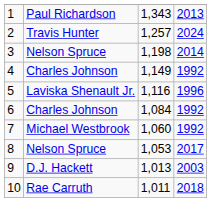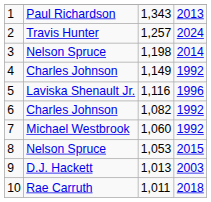(156, 110) 1,084 -> (156, 110) 1,082
(190, 149) 2017 -> (190, 149) 2015
